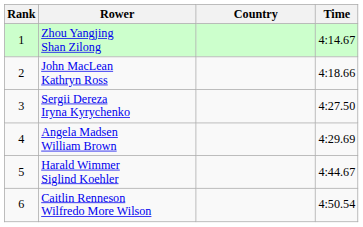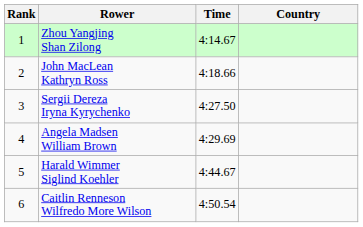columns swapped: (256, 14) <-> (337, 14)
